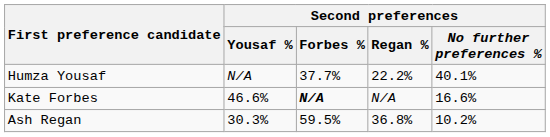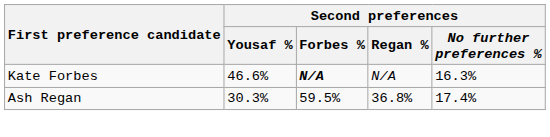- row: (57, 76)
(456, 98) 16.6% -> (456, 76) 16.3%
(456, 120) 10.2% -> (456, 98) 17.4%
